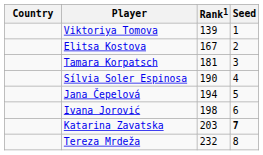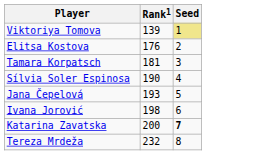- column: (33, 14)
(236, 31) no background -> (179, 31) khaki background
(209, 47) 167 -> (151, 47) 176
(209, 94) 194 -> (151, 94) 193
(209, 126) 203 -> (151, 126) 200
